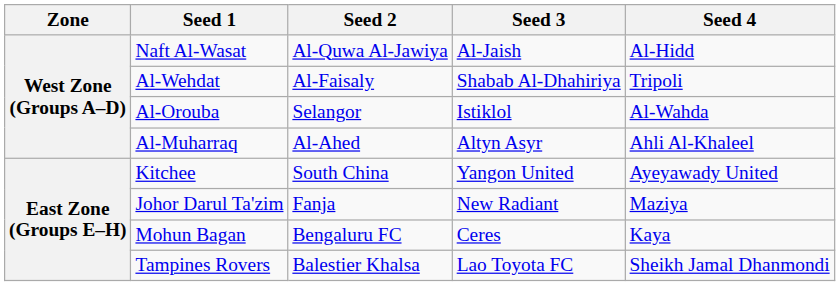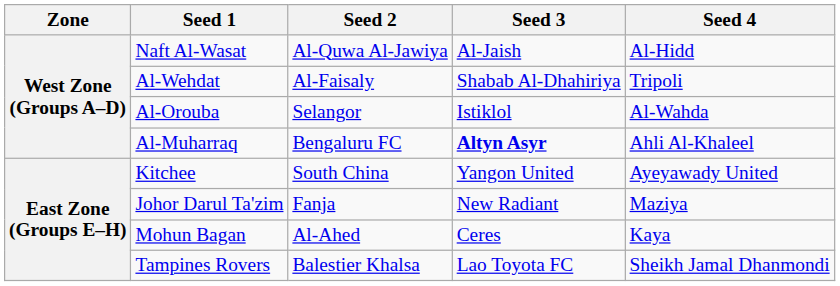(326, 142) Al-Ahed -> (347, 142) Bengaluru FC
(499, 142) normal -> (502, 142) bold
(347, 234) Bengaluru FC -> (326, 234) Al-Ahed
